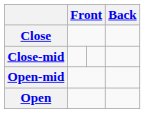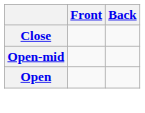- row: (36, 56)
